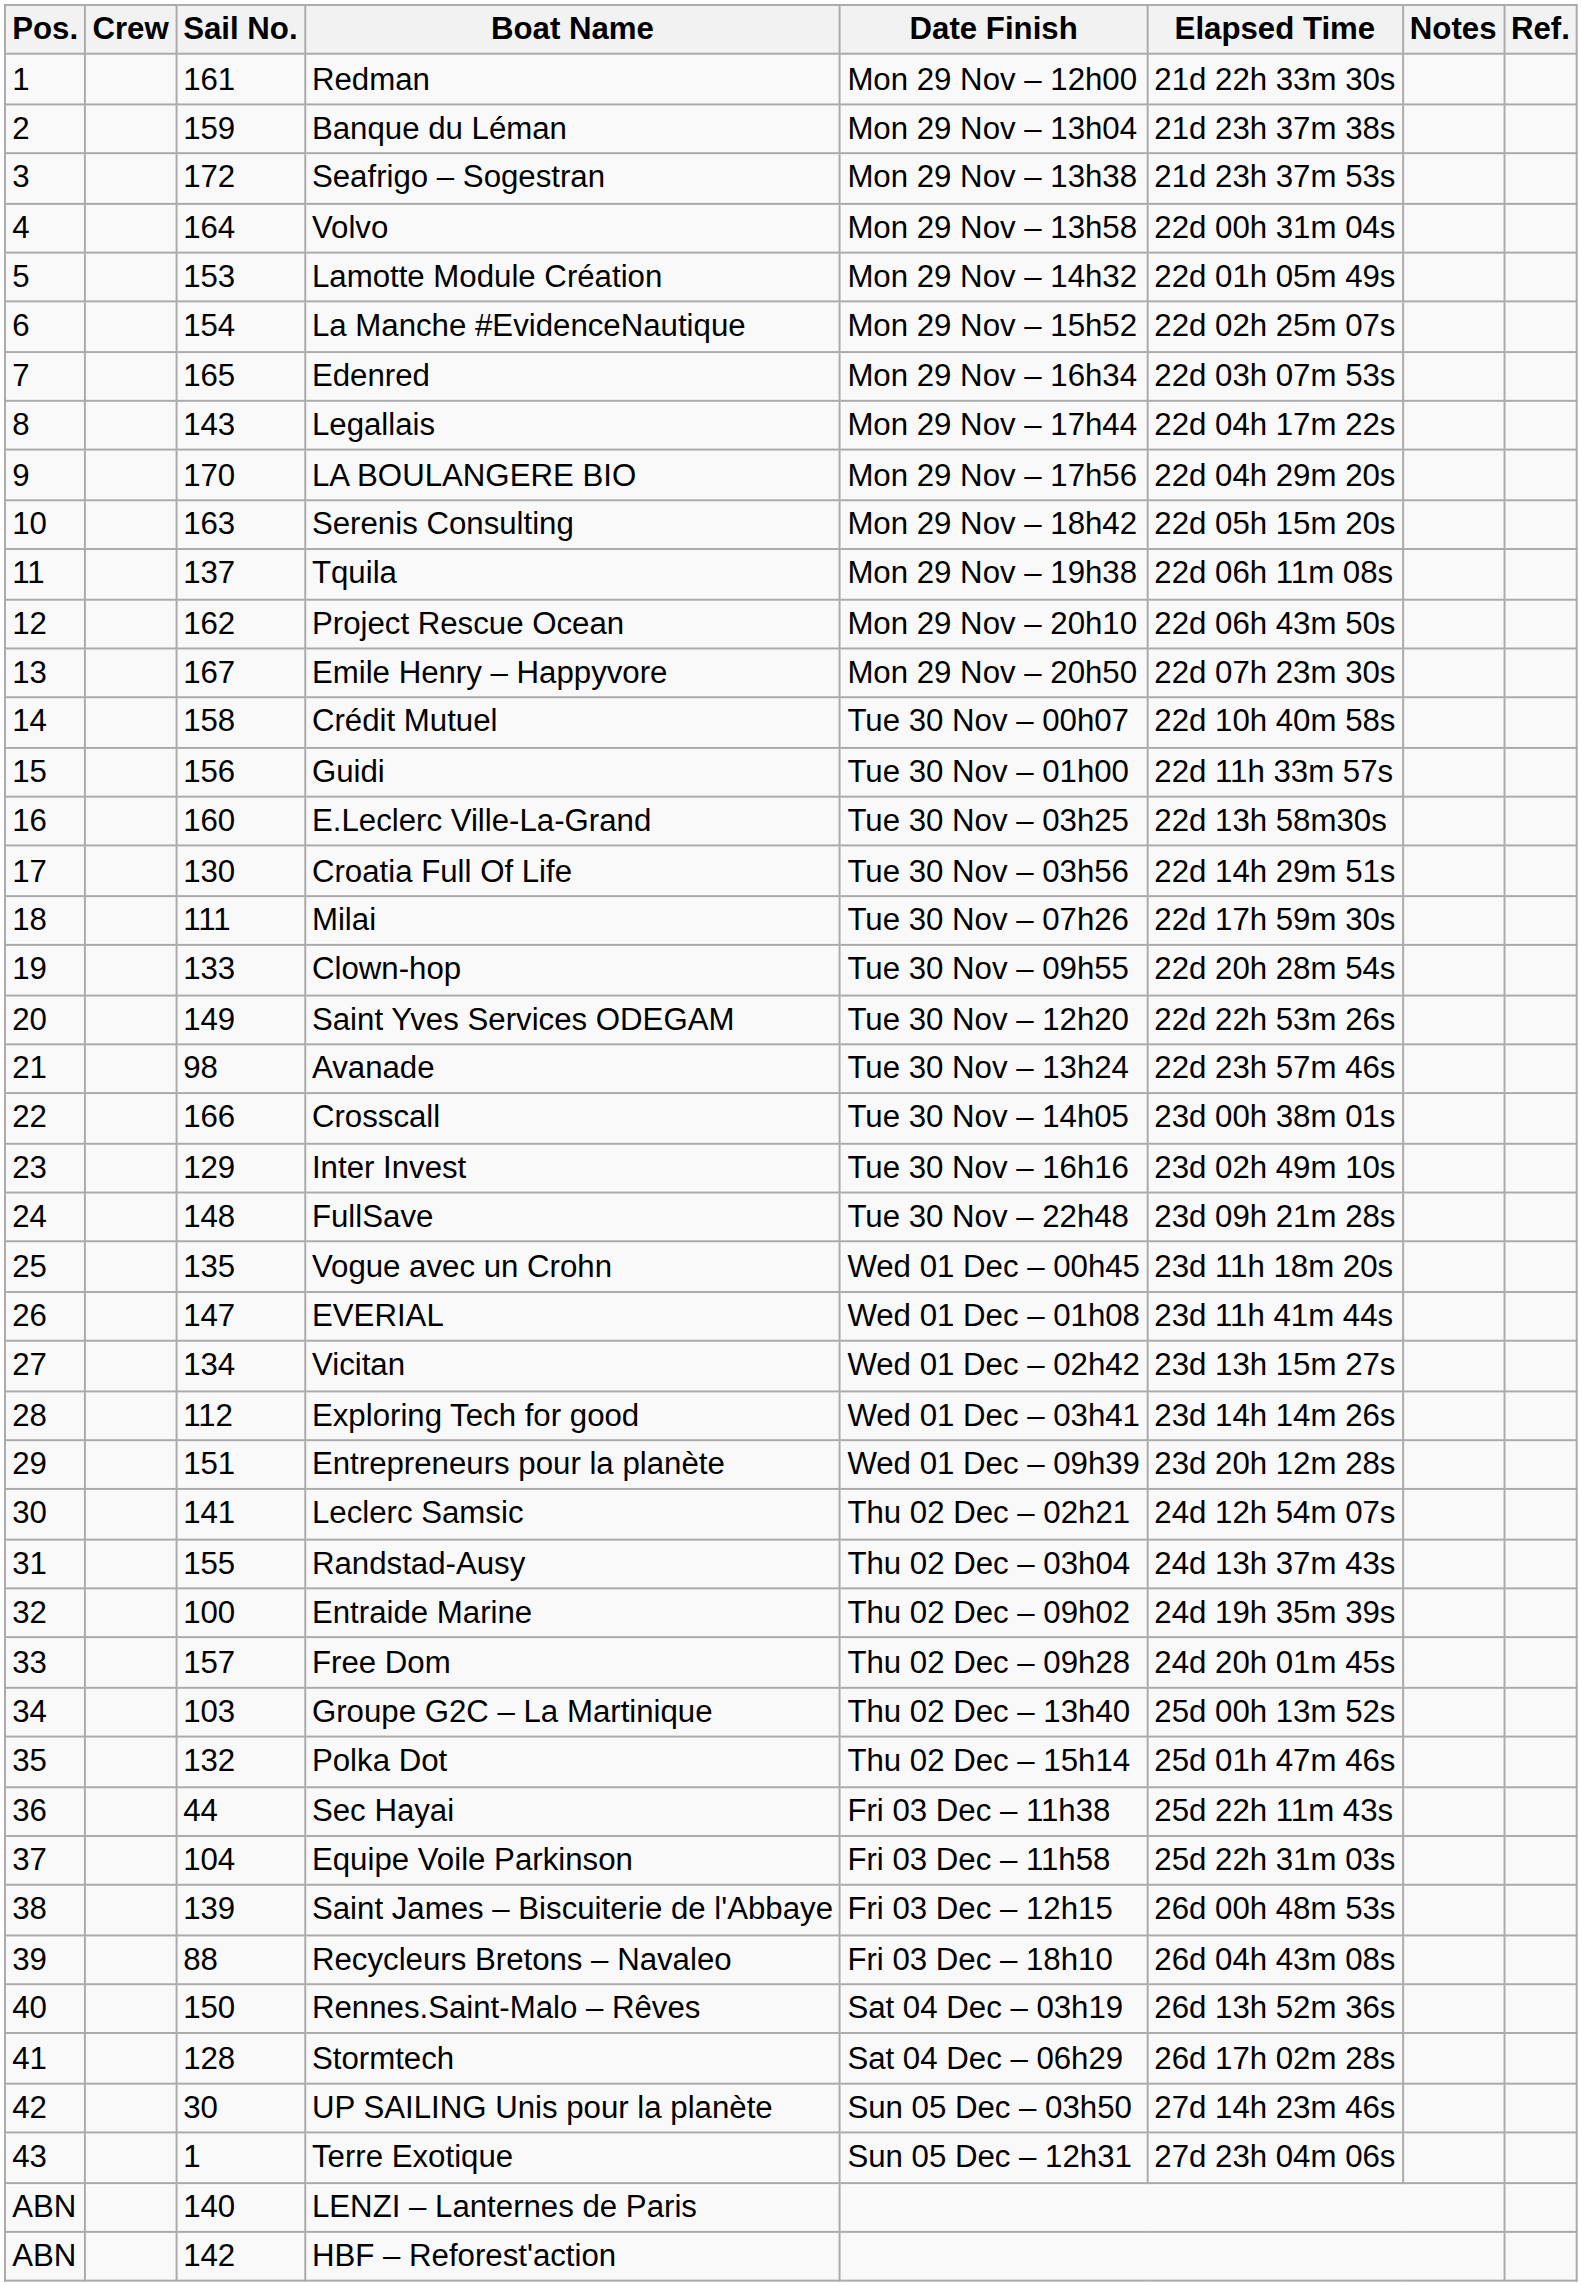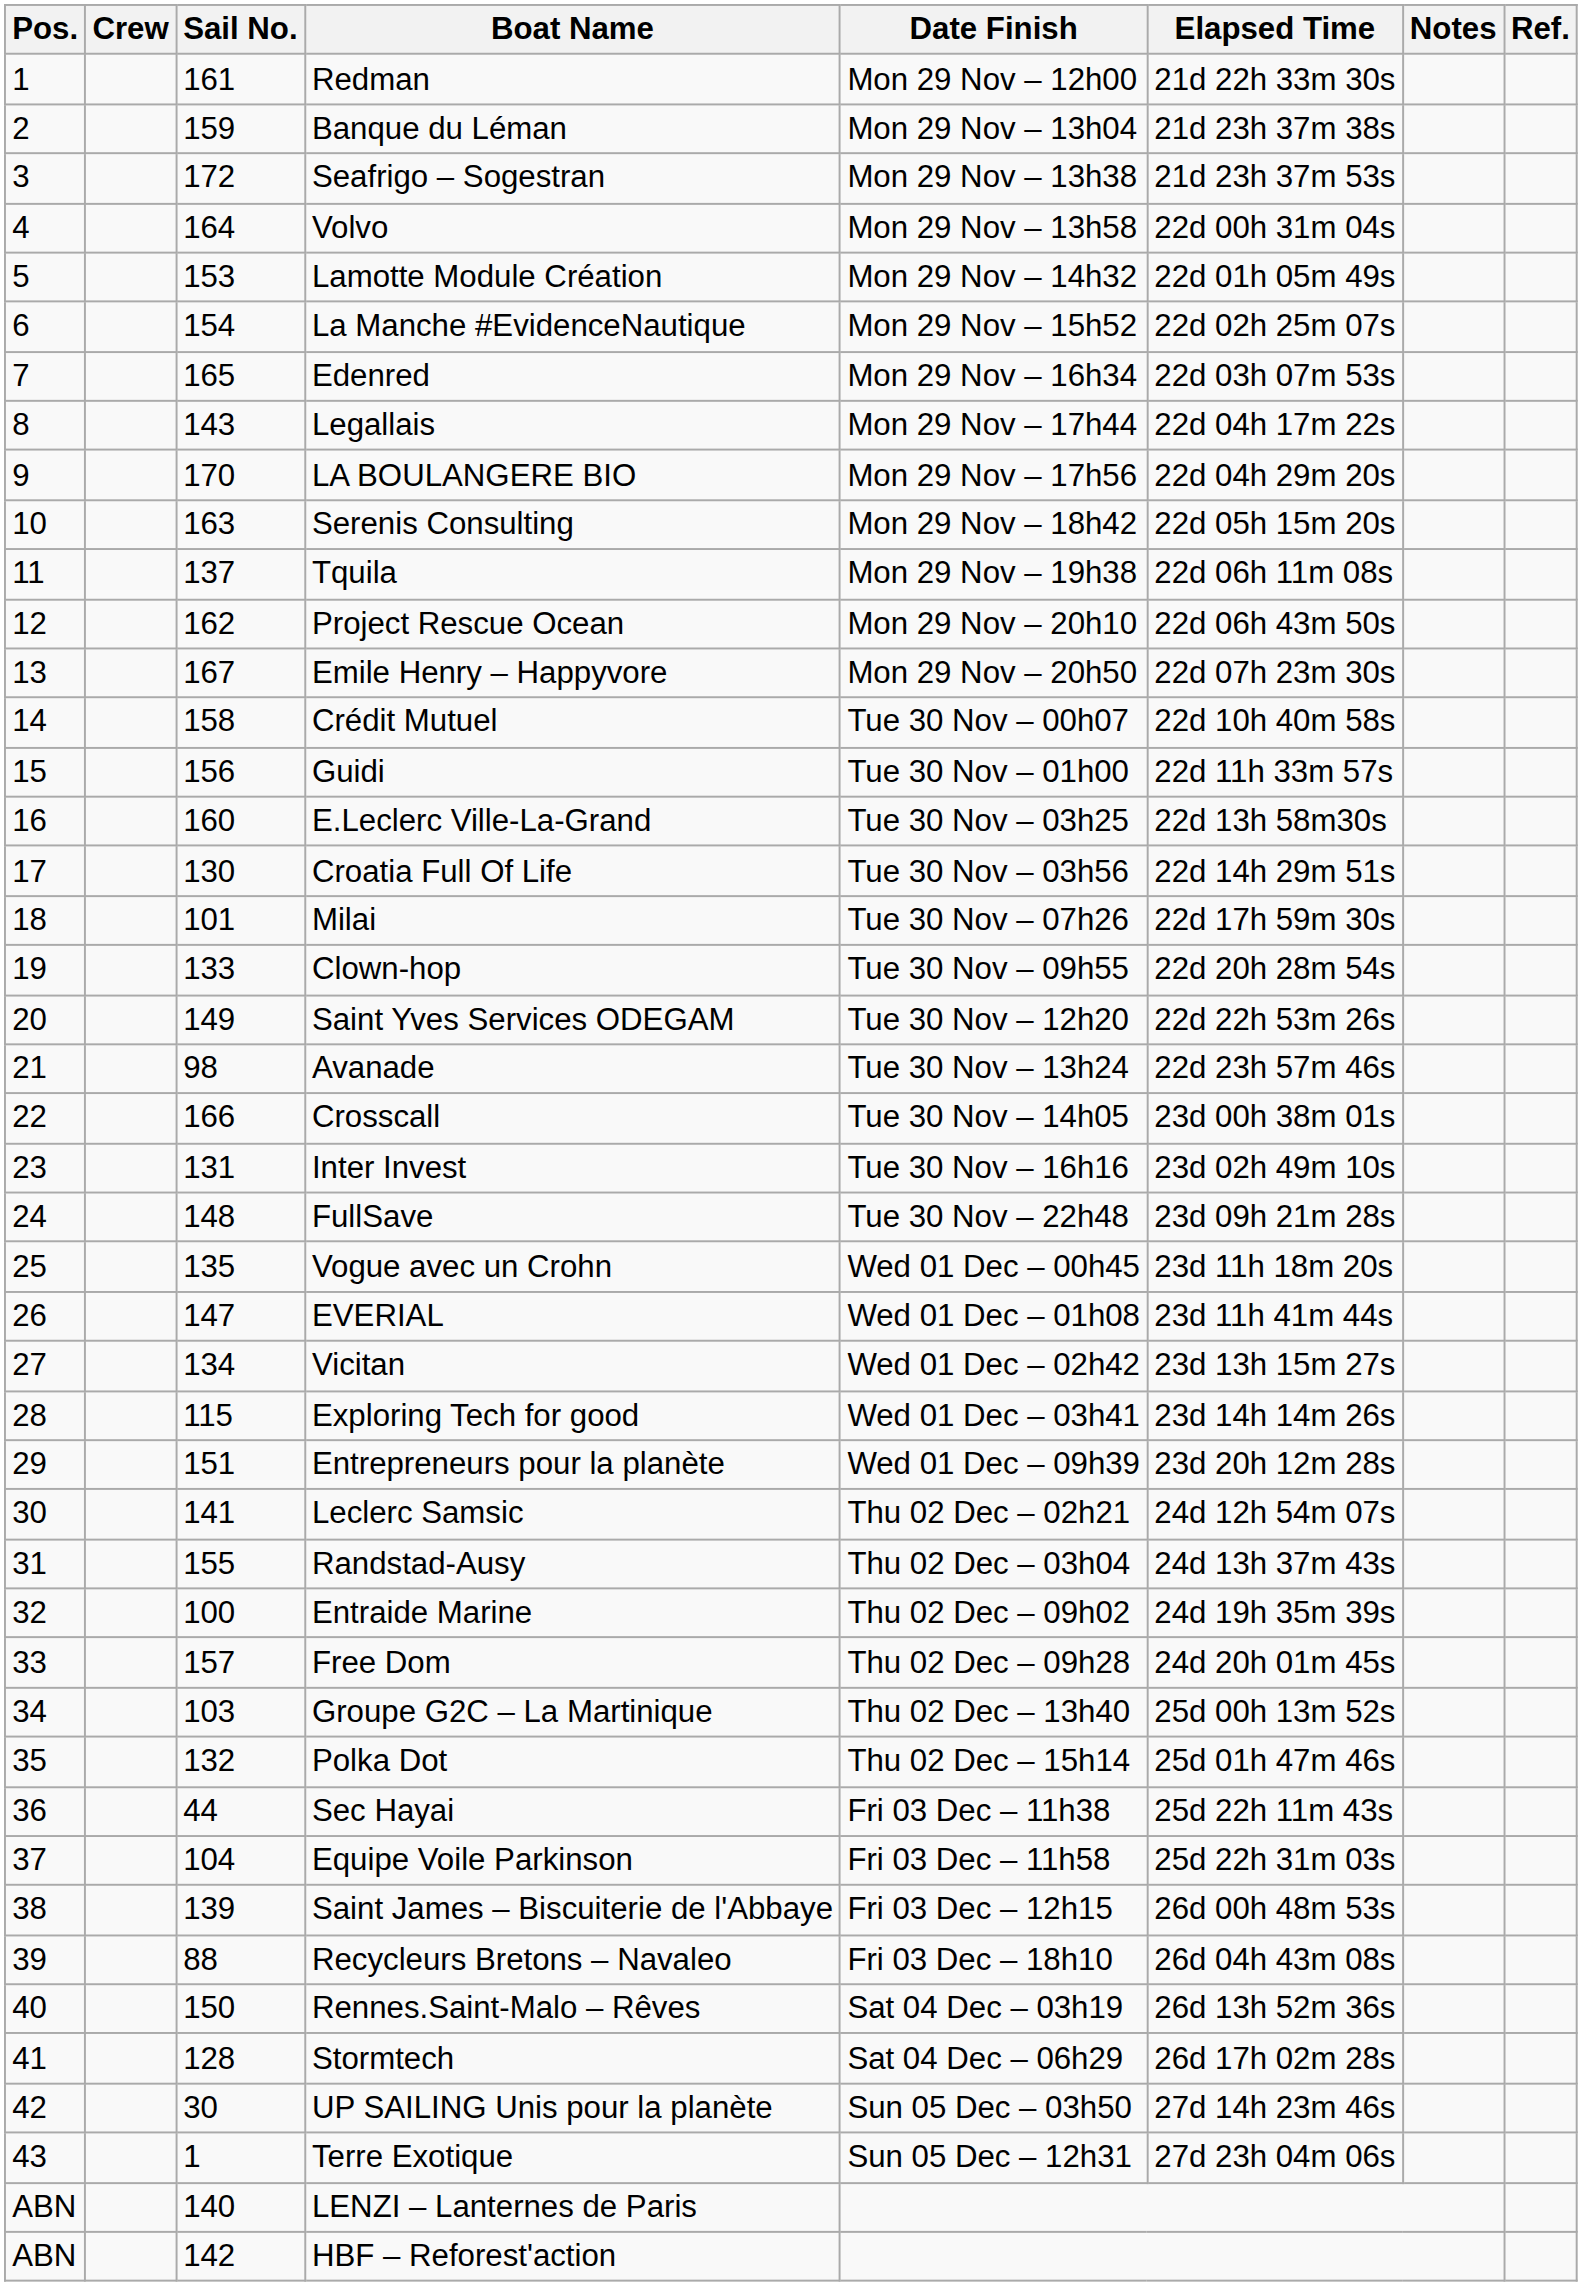(207, 919) 111 -> (209, 919) 101
(209, 1167) 129 -> (209, 1167) 131
(208, 1414) 112 -> (208, 1414) 115
